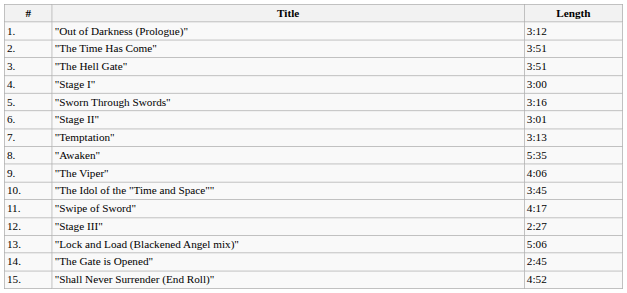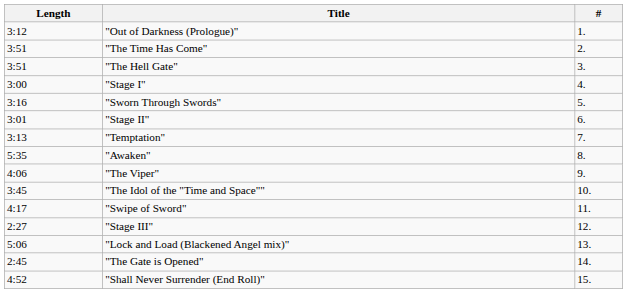columns swapped: (28, 13) <-> (573, 13)
